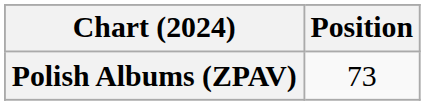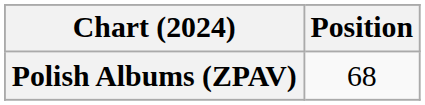(362, 75) 73 -> (362, 75) 68
